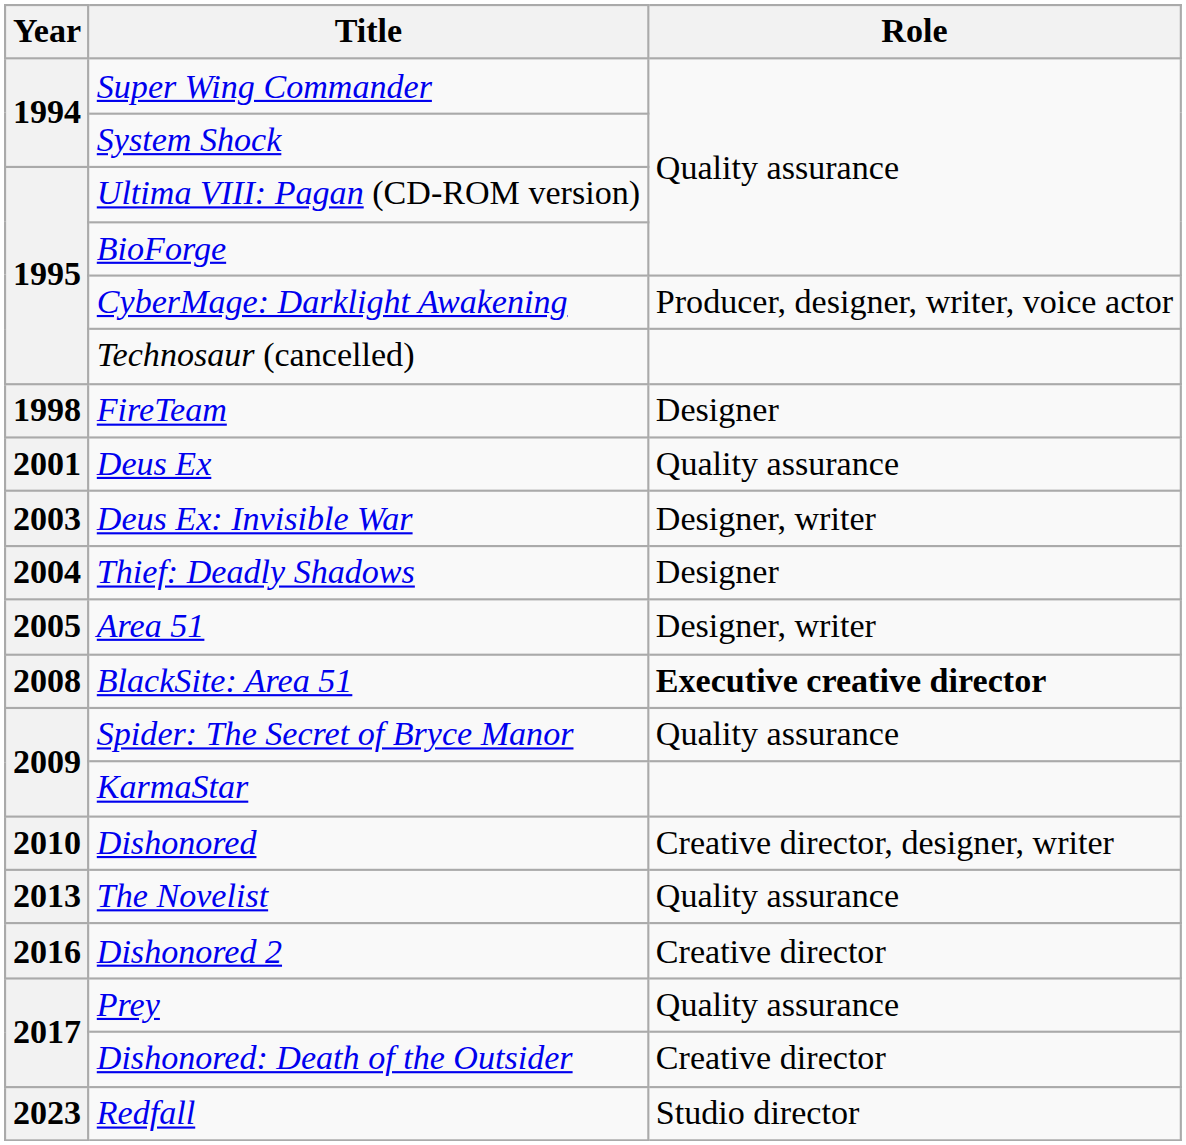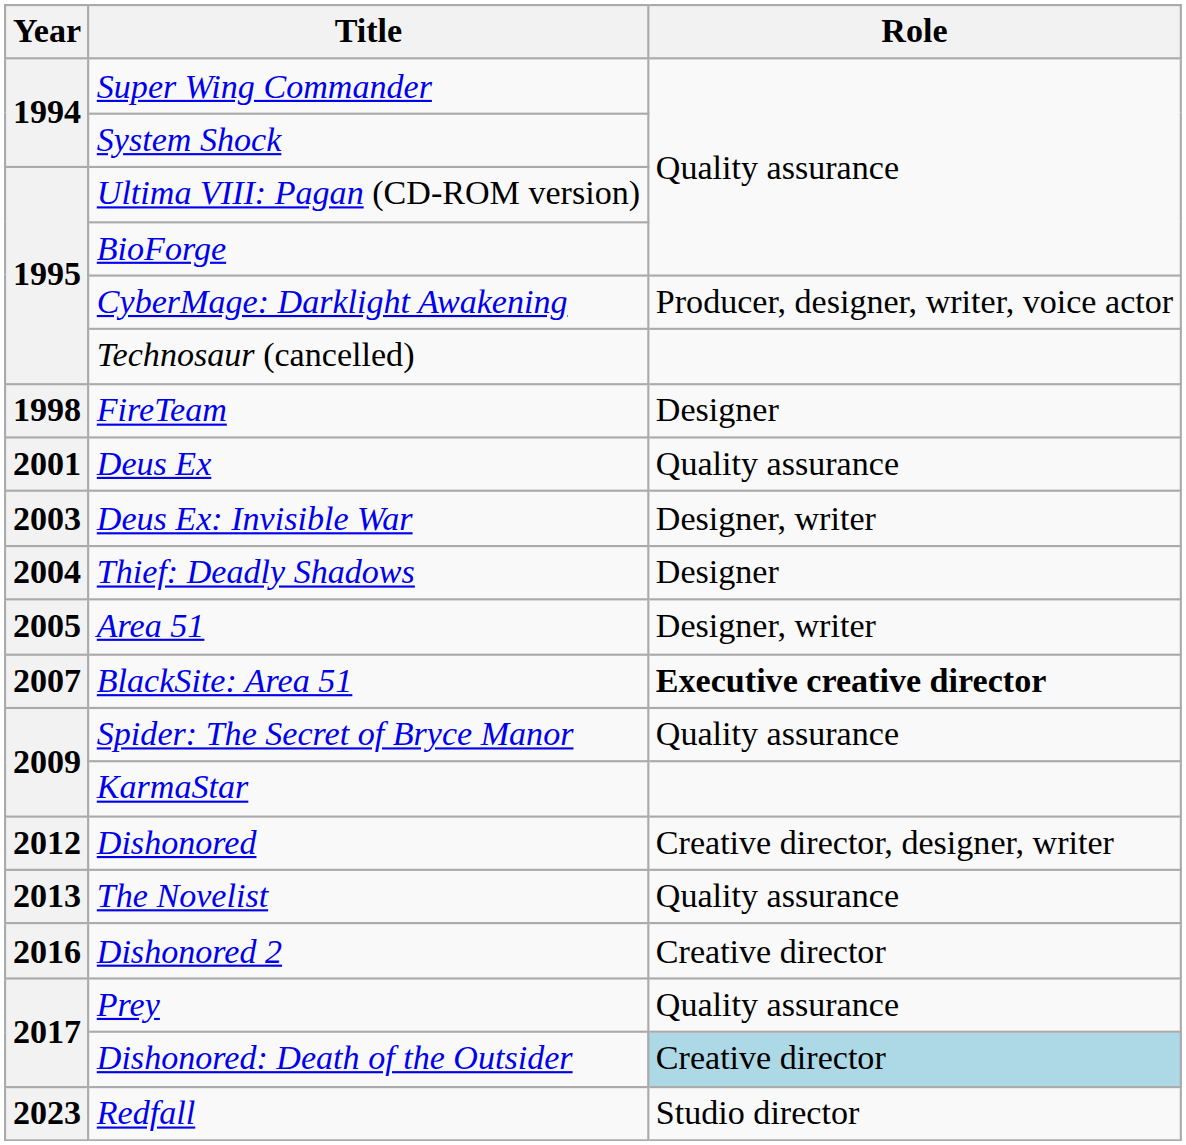(47, 680) 2008 -> (47, 680) 2007
(47, 842) 2010 -> (47, 842) 2012
(771, 1058) no background -> (771, 1058) lightblue background
